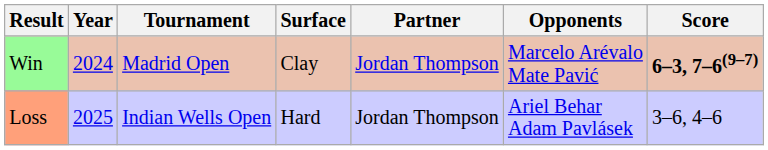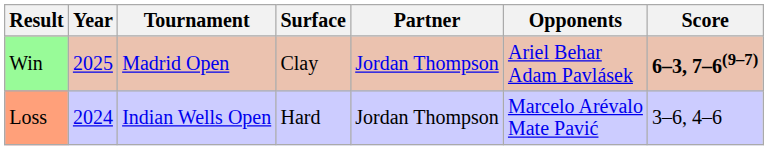(93, 63) 2024 -> (93, 63) 2025
(575, 63) Marcelo Arévalo Mate Pavić -> (570, 63) Ariel Behar Adam Pavlásek
(93, 117) 2025 -> (93, 117) 2024
(570, 117) Ariel Behar Adam Pavlásek -> (575, 117) Marcelo Arévalo Mate Pavić
